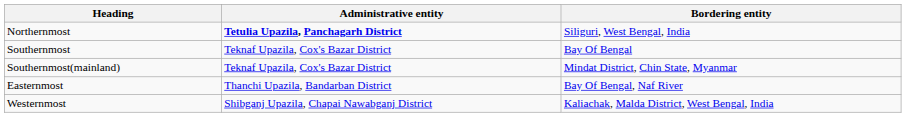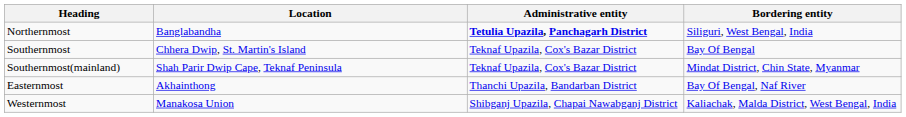+ column: (310, 13)
